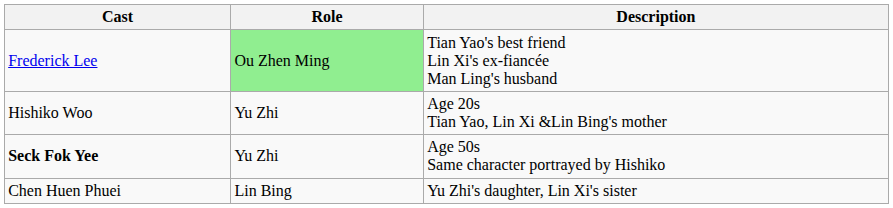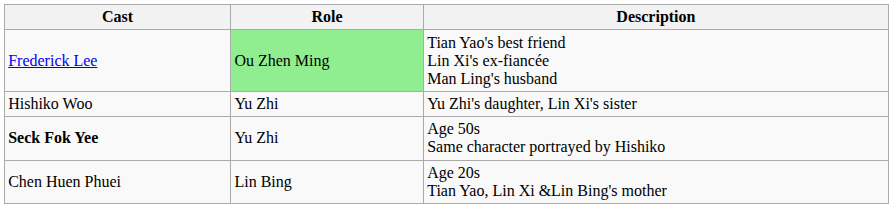(547, 112) Age 20s Tian Yao, Lin Xi &Lin Bing's mother -> (532, 103) Yu Zhi's daughter, Lin Xi's sister
(532, 190) Yu Zhi's daughter, Lin Xi's sister -> (547, 181) Age 20s Tian Yao, Lin Xi &Lin Bing's mother
